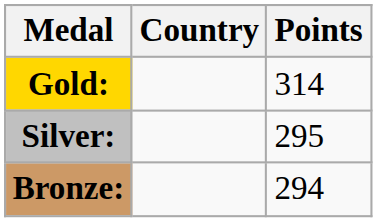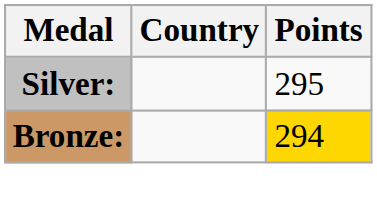- row: (68, 83)
(299, 188) no background -> (299, 135) gold background
